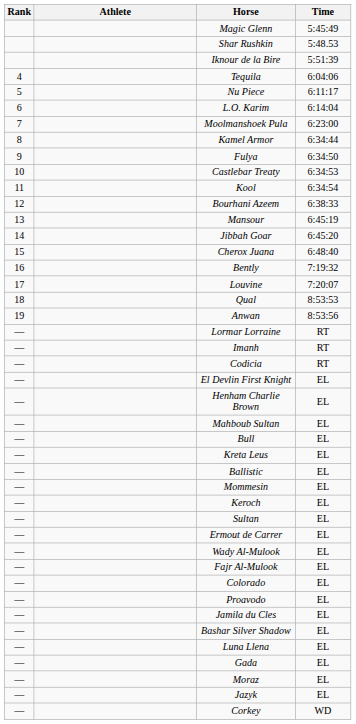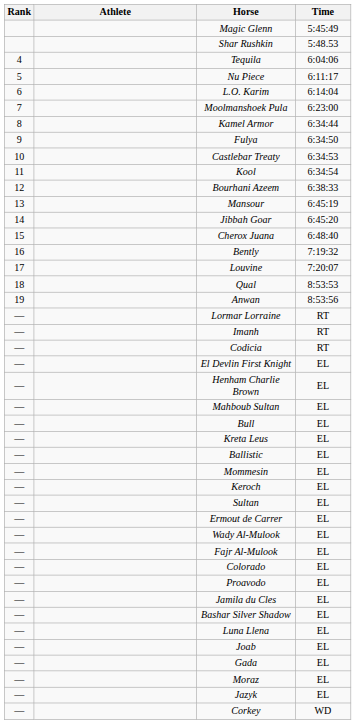- row: (246, 60)
+ row: (246, 647)
